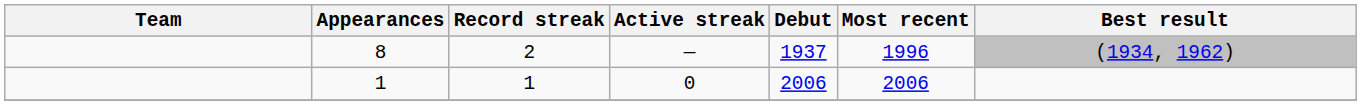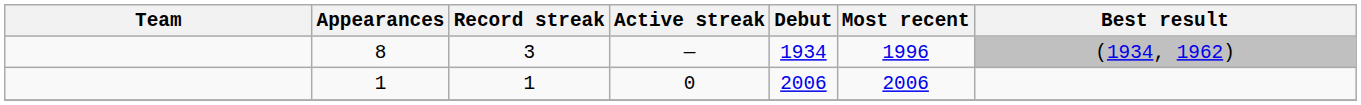(529, 52) 2 -> (529, 52) 3
(803, 52) 1937 -> (803, 52) 1934
